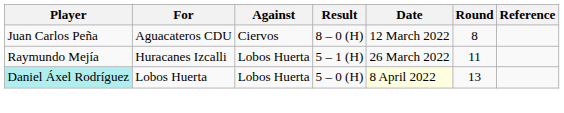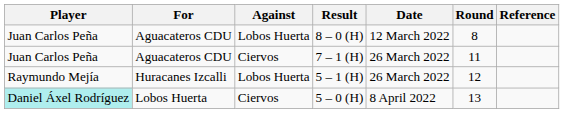(258, 35) Ciervos -> (274, 35) Lobos Huerta
+ row: (339, 56)
(475, 56) 11 -> (475, 77) 12
(274, 77) Lobos Huerta -> (258, 98) Ciervos
(403, 77) lightyellow background -> (403, 98) no background
